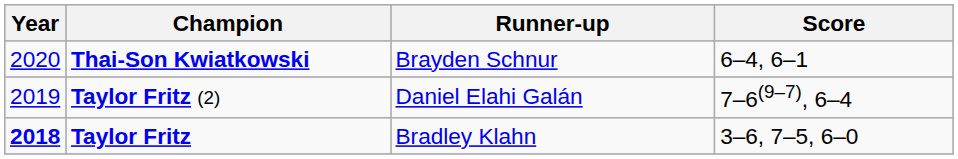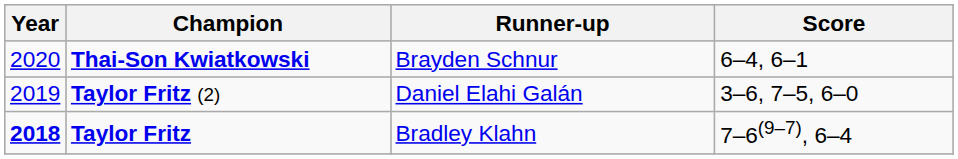(786, 97) 7–6(9–7), 6–4 -> (789, 94) 3–6, 7–5, 6–0
(789, 136) 3–6, 7–5, 6–0 -> (786, 133) 7–6(9–7), 6–4
